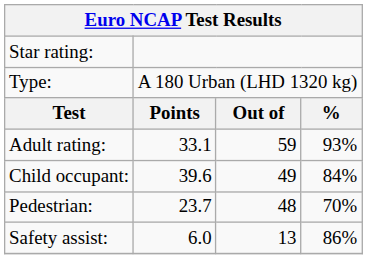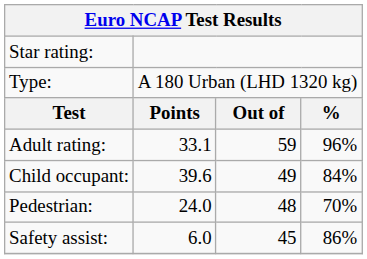(340, 144) 93% -> (340, 144) 96%
(195, 207) 23.7 -> (195, 207) 24.0
(287, 238) 13 -> (287, 238) 45
